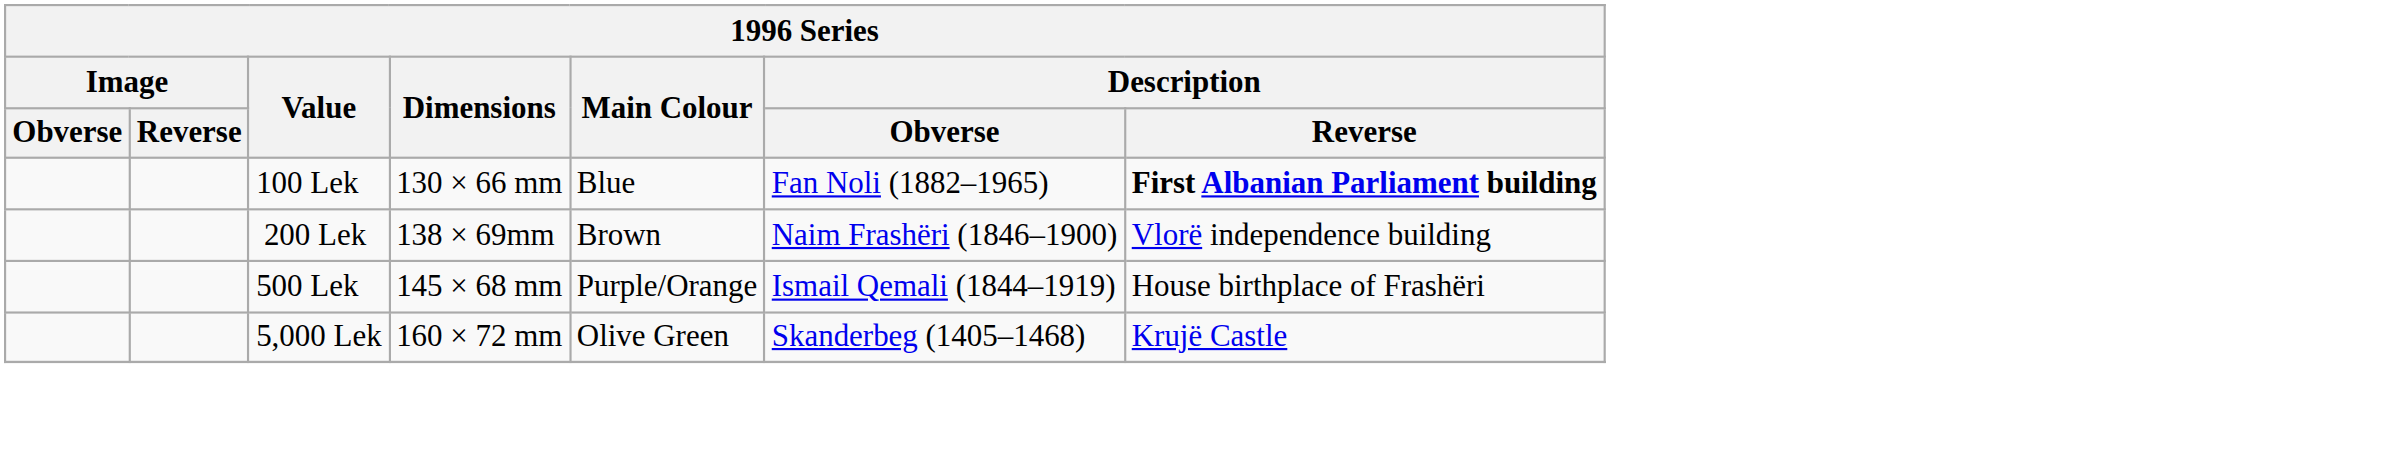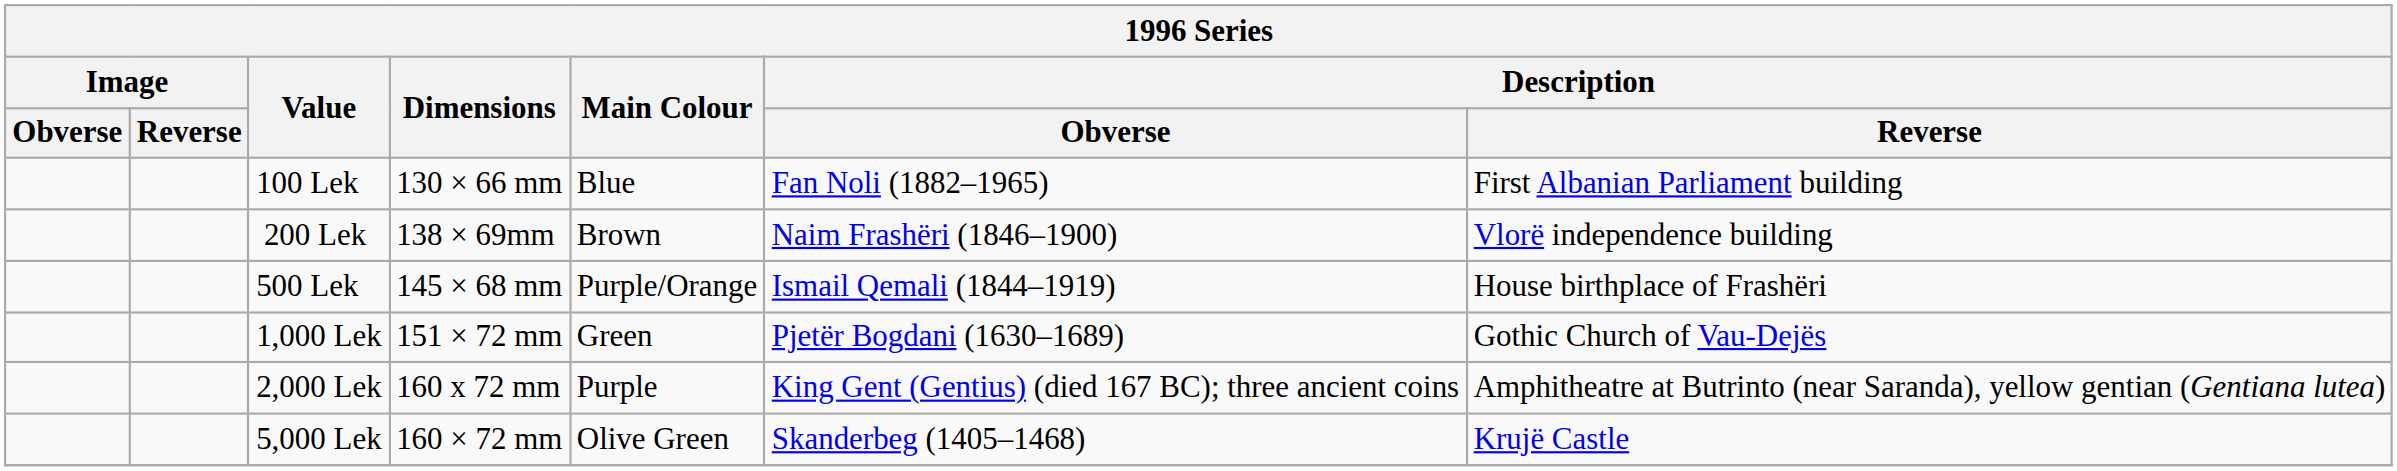(1364, 183) bold -> (1688, 183) normal
+ row: (319, 336)
+ row: (319, 387)
